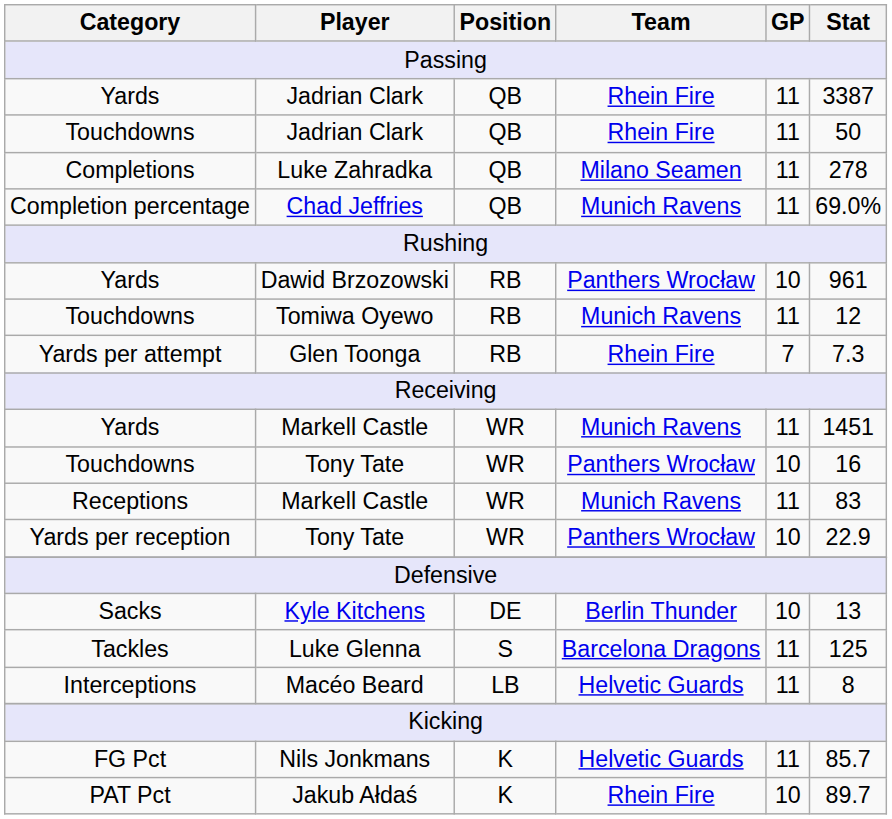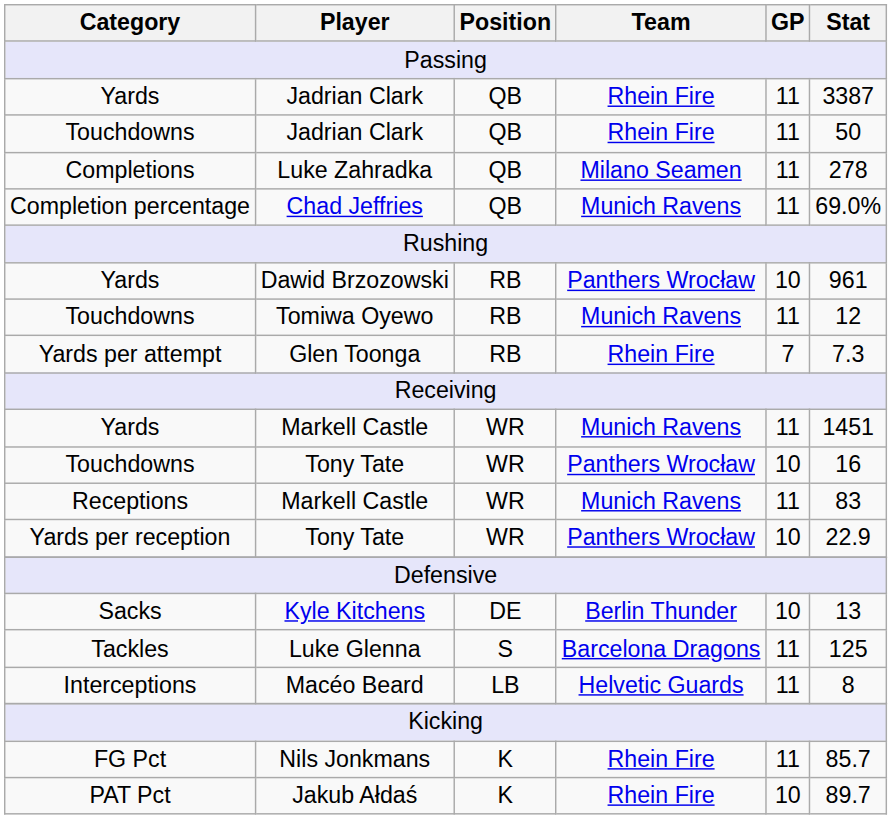(661, 758) Helvetic Guards -> (661, 758) Rhein Fire
